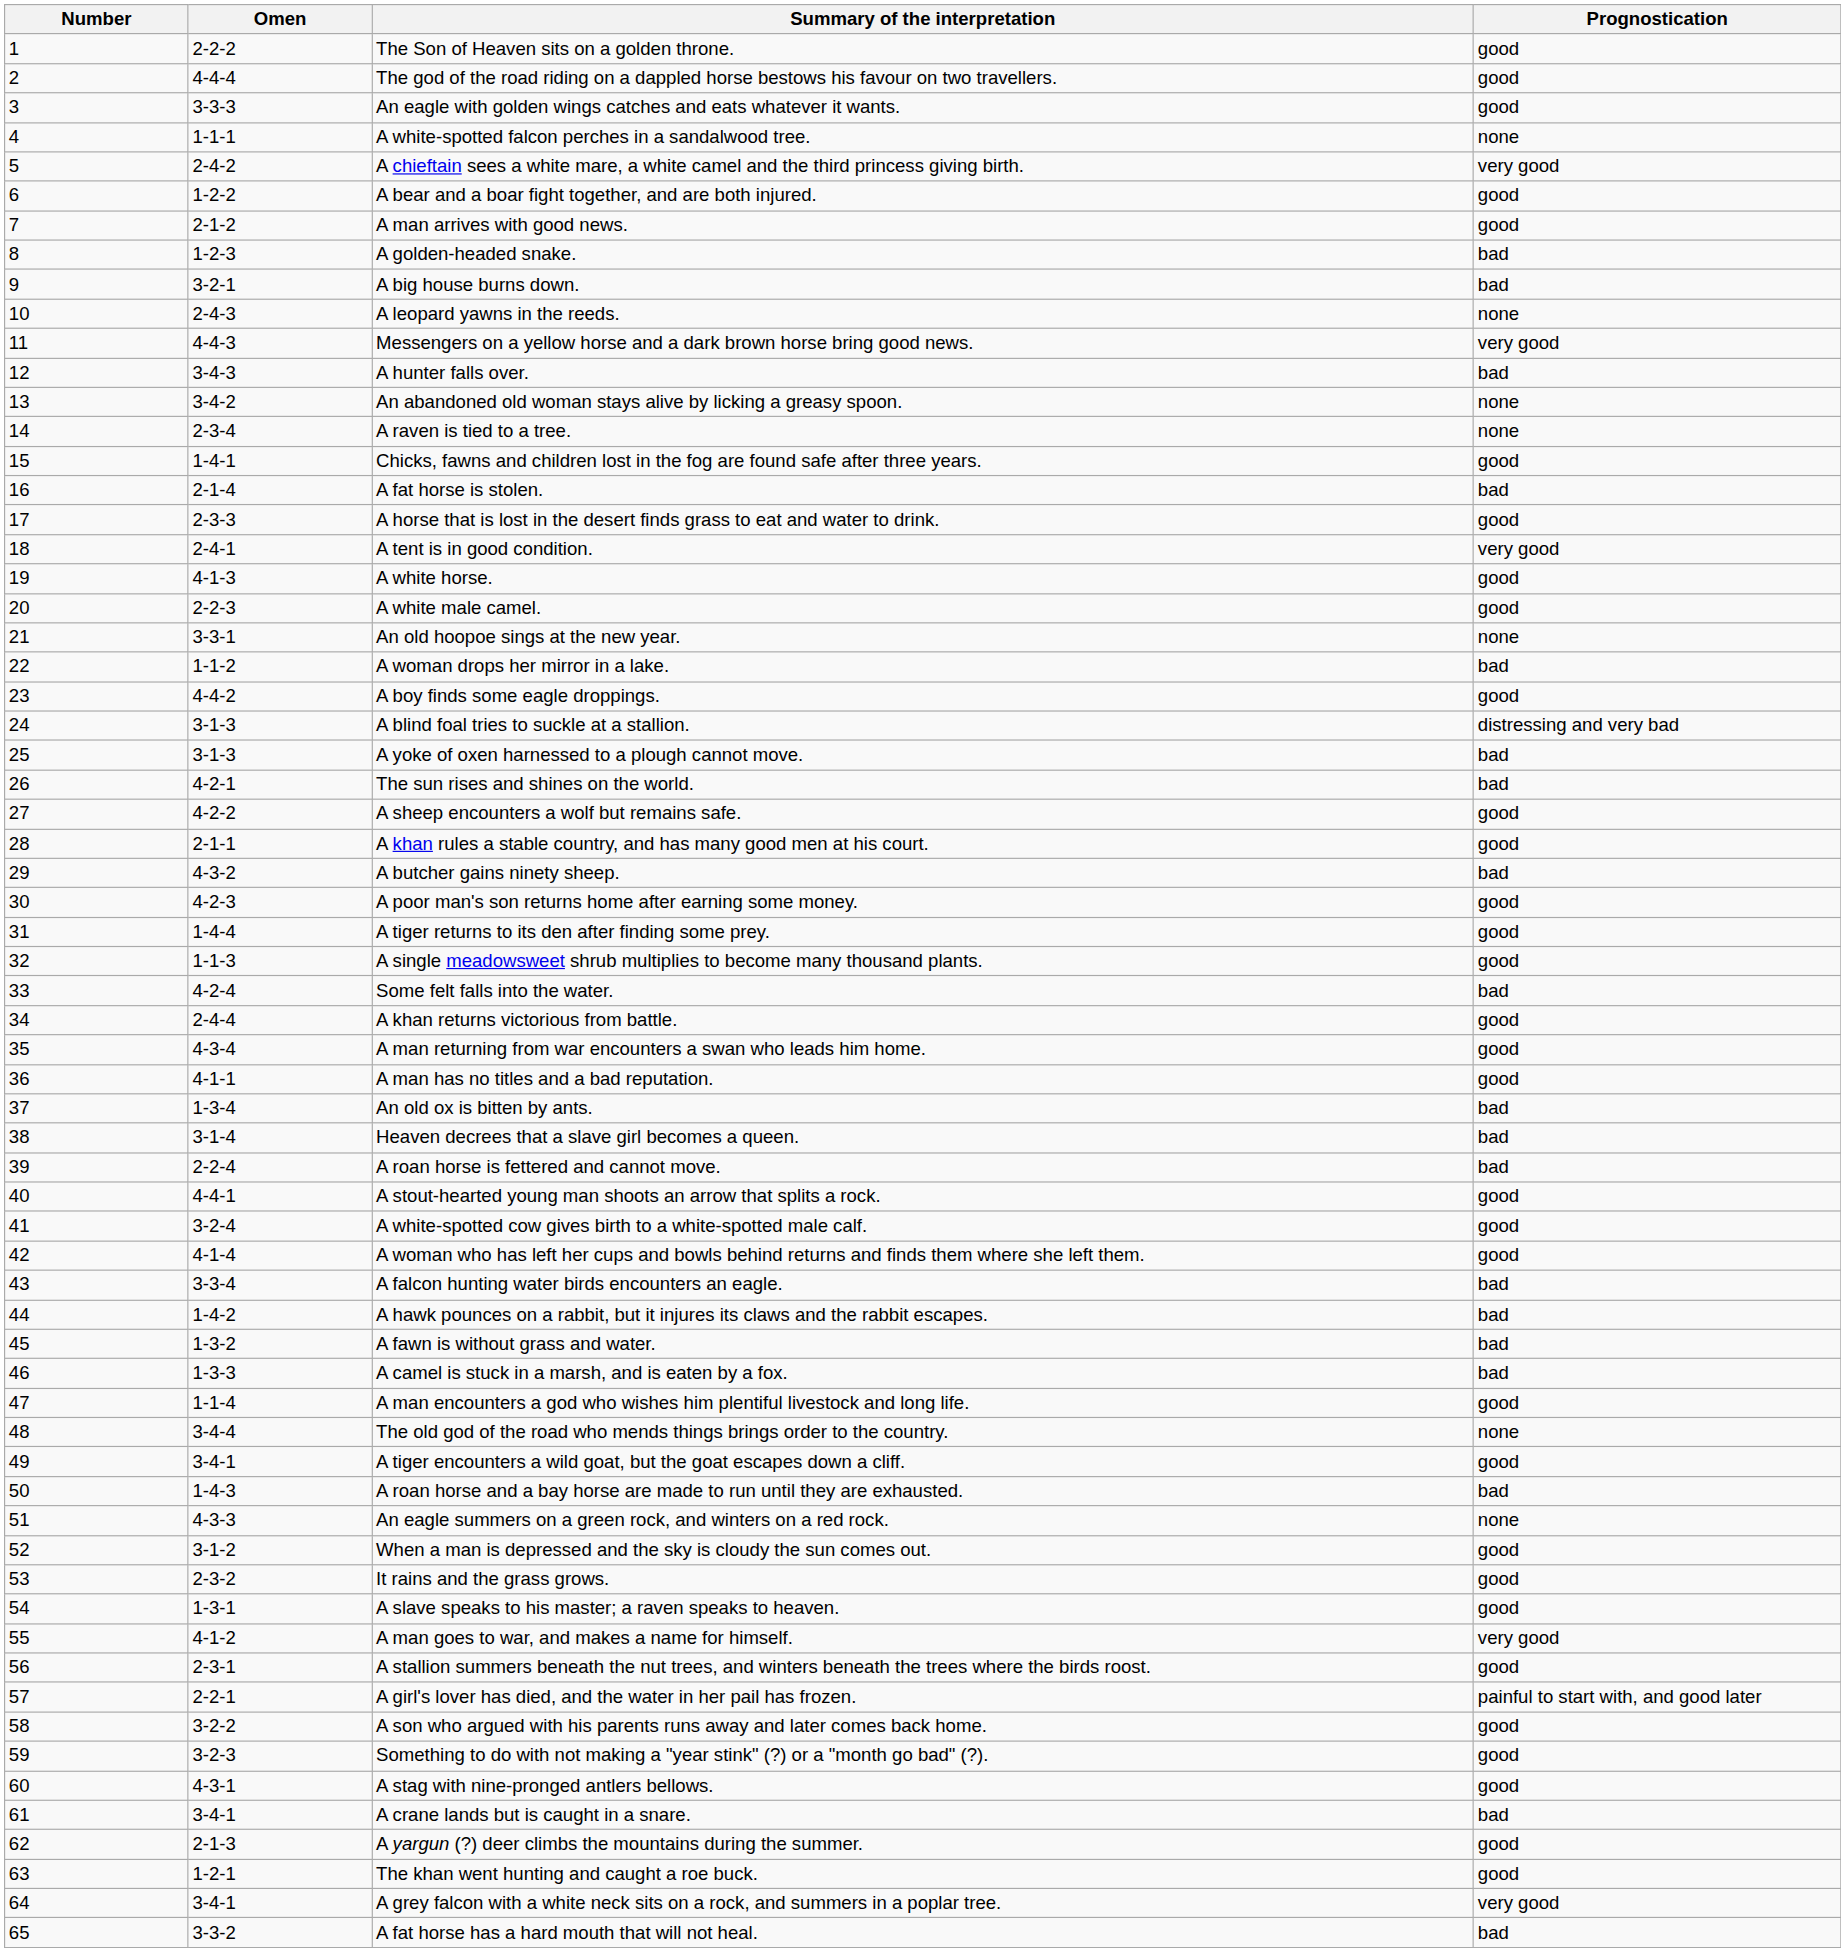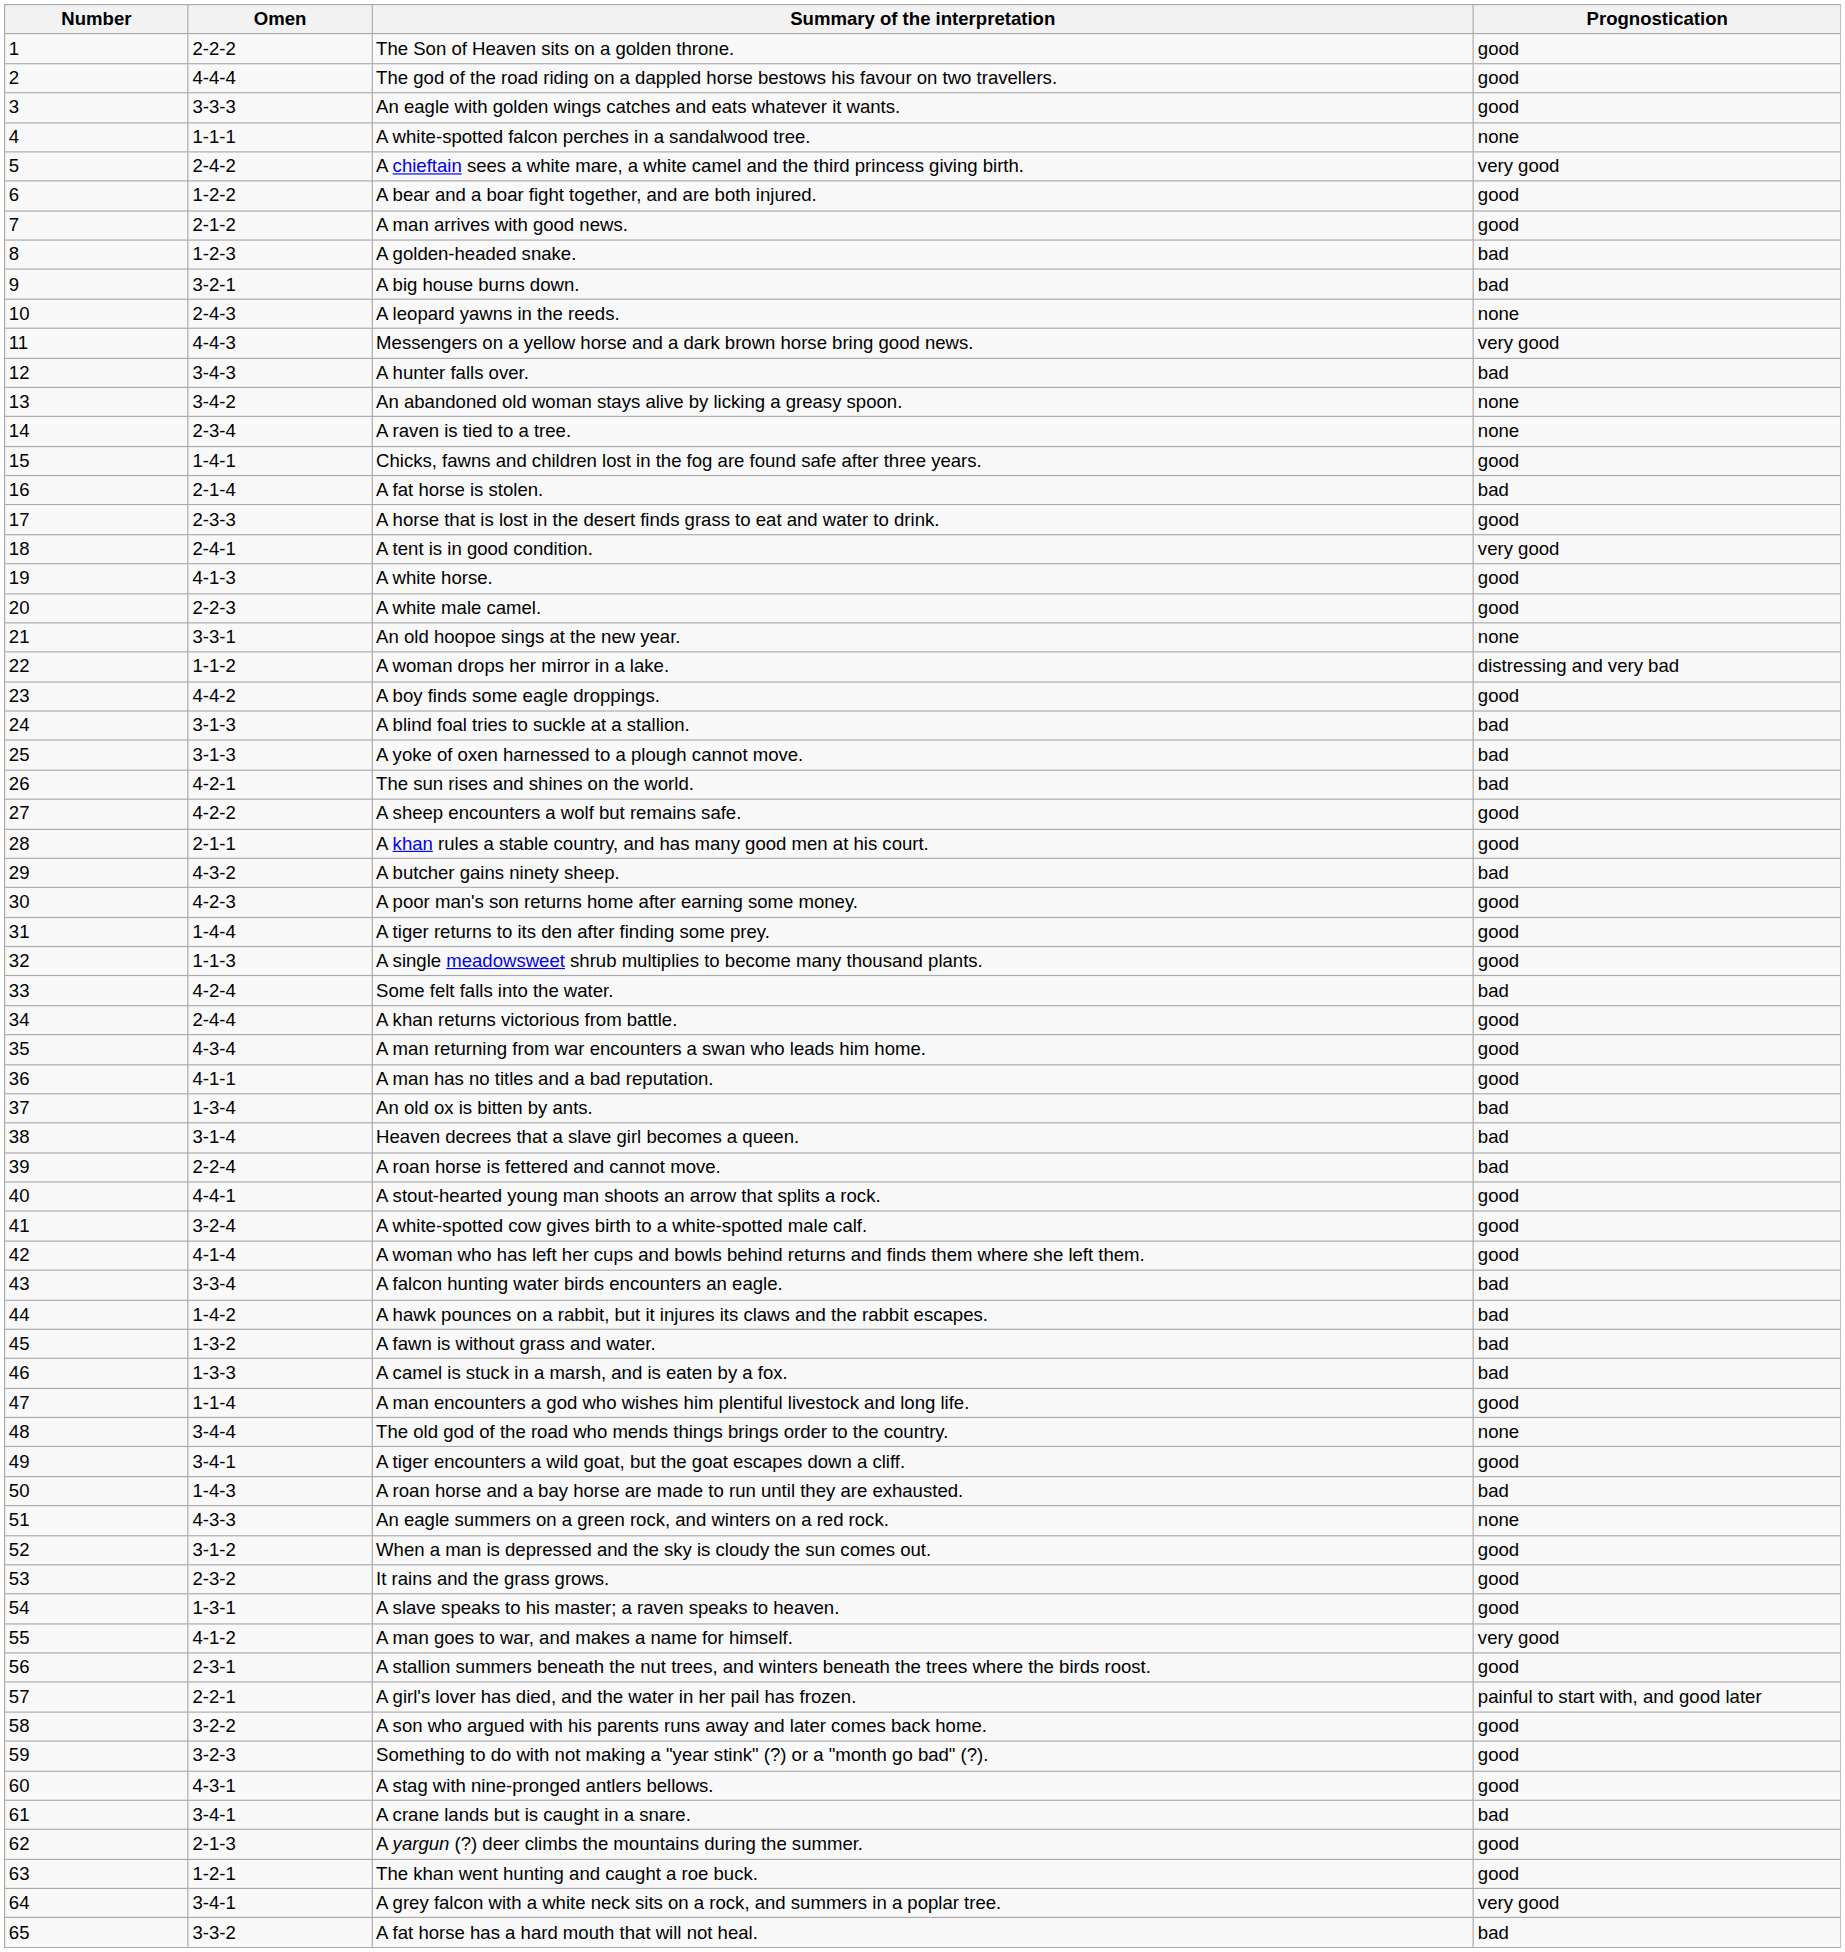(1493, 666) bad -> (1578, 666) distressing and very bad
(1578, 725) distressing and very bad -> (1493, 725) bad
